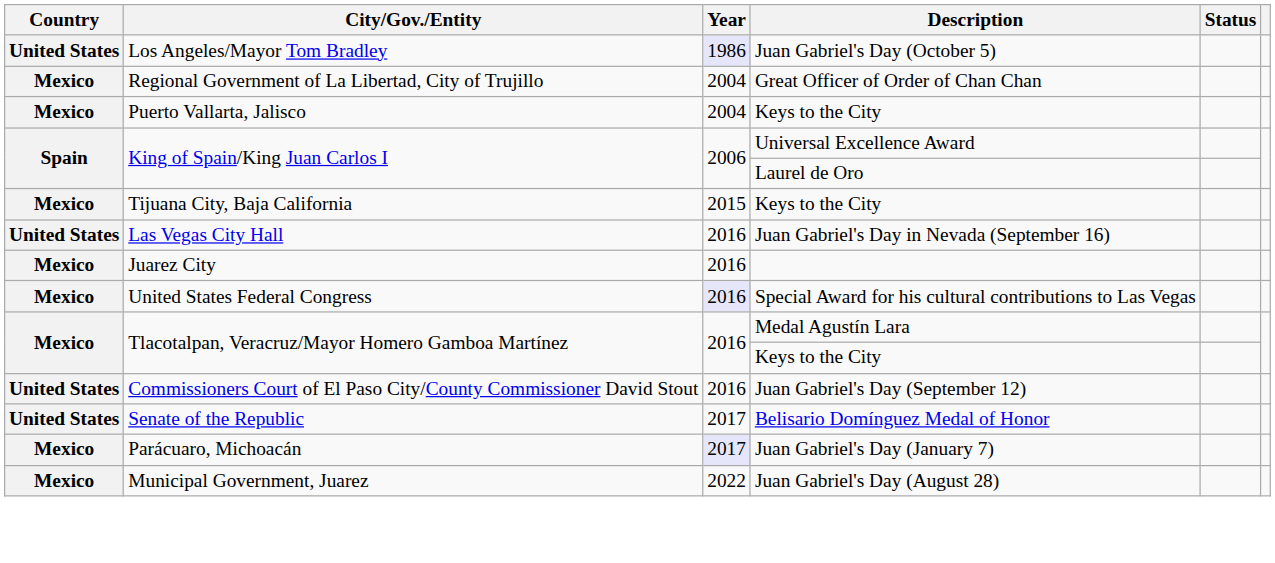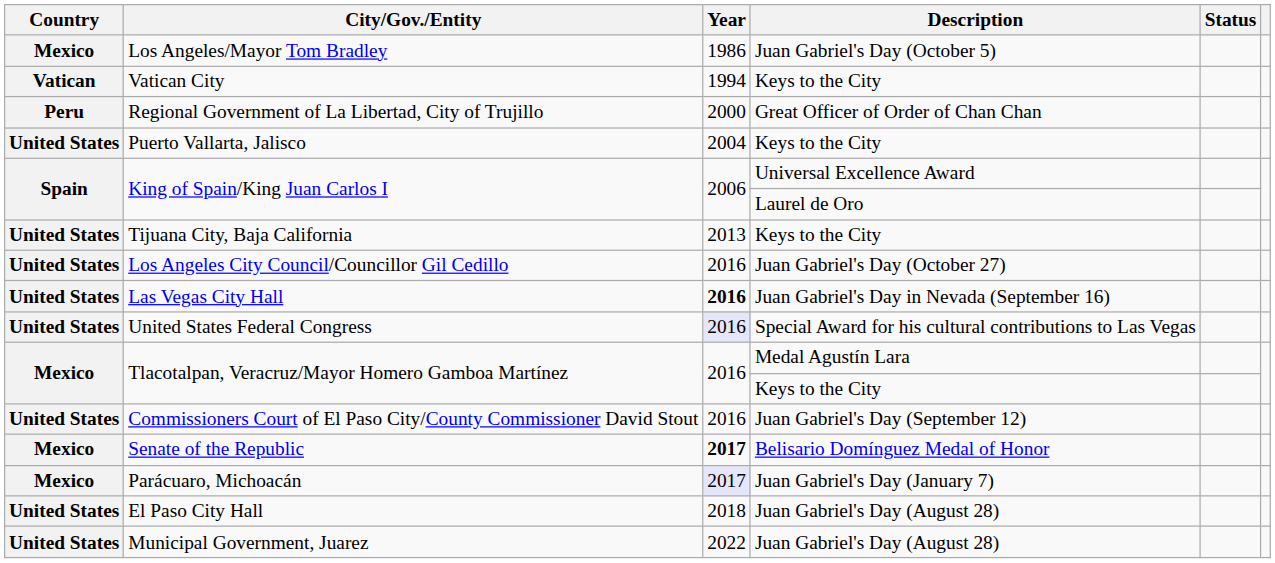(64, 50) United States -> (64, 50) Mexico
(727, 50) lavender background -> (727, 50) no background
+ row: (176, 81)
(64, 81) Mexico -> (64, 111) Peru
(727, 81) 2004 -> (727, 111) 2000
(64, 111) Mexico -> (64, 142) United States
(64, 204) Mexico -> (64, 234) United States
(727, 204) 2015 -> (727, 234) 2013
+ row: (318, 265)
(727, 234) normal -> (727, 296) bold
- row: (172, 265)
(64, 296) Mexico -> (64, 326) United States
(64, 419) United States -> (64, 449) Mexico
(727, 419) normal -> (727, 449) bold
+ row: (196, 511)
(64, 480) Mexico -> (64, 541) United States
